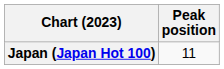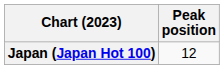(189, 53) 11 -> (189, 53) 12
